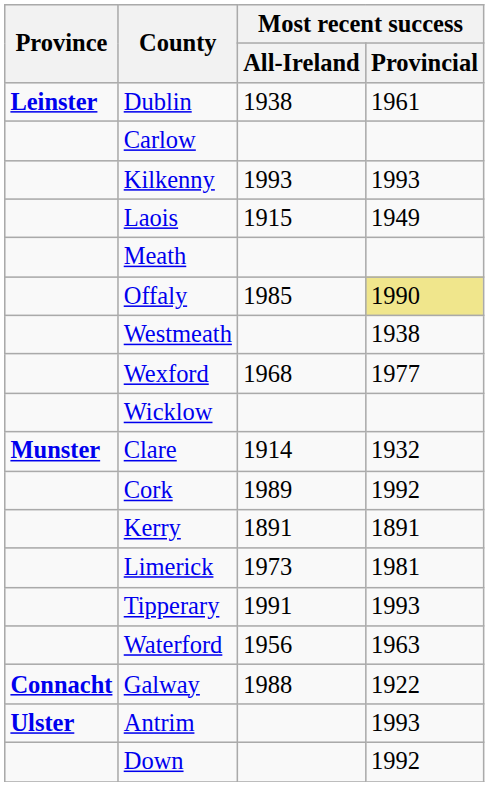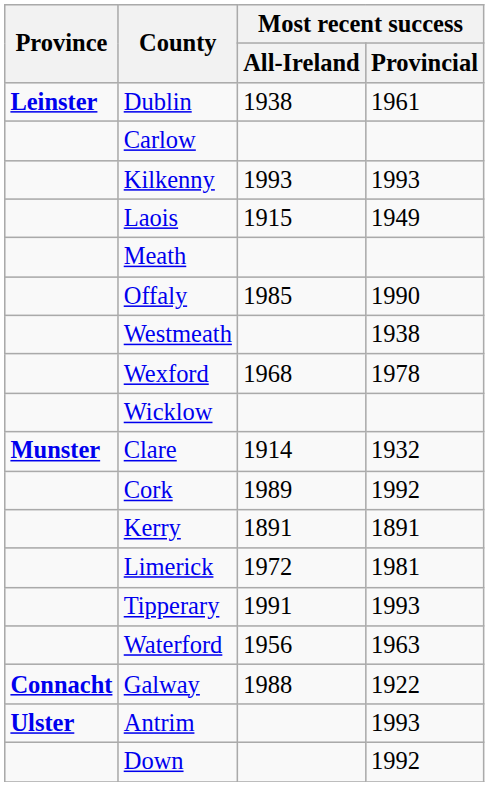(395, 295) khaki background -> (395, 295) no background
(395, 373) 1977 -> (395, 373) 1978
(268, 567) 1973 -> (268, 567) 1972
